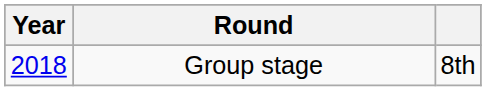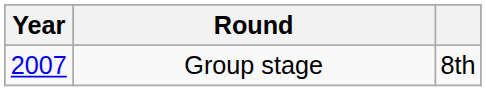(39, 65) 2018 -> (39, 65) 2007
